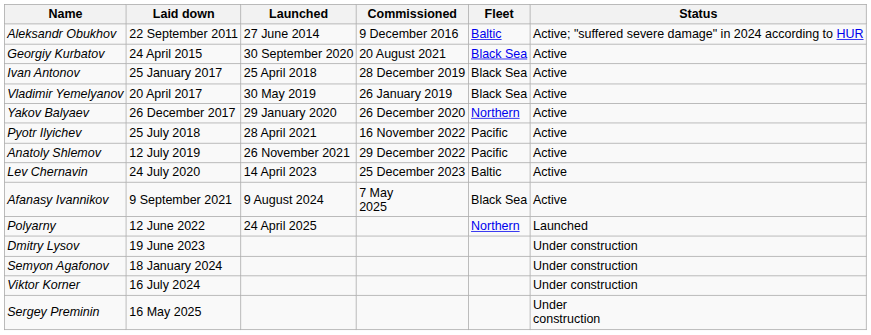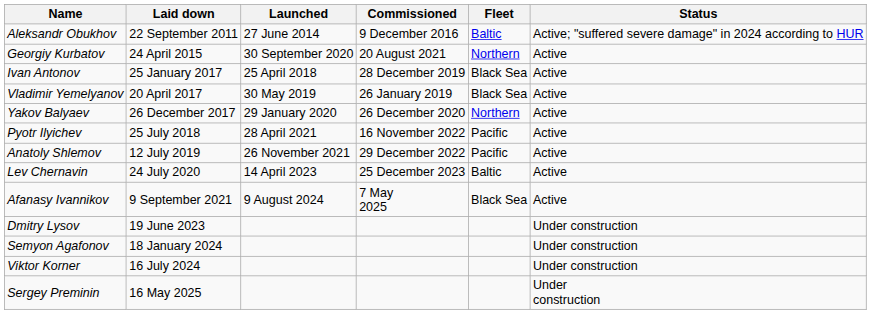(499, 53) Black Sea -> (495, 53) Northern
- row: (32, 226)
